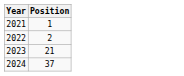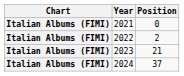+ column: (58, 11)
(50, 24) 1 -> (157, 24) 0
